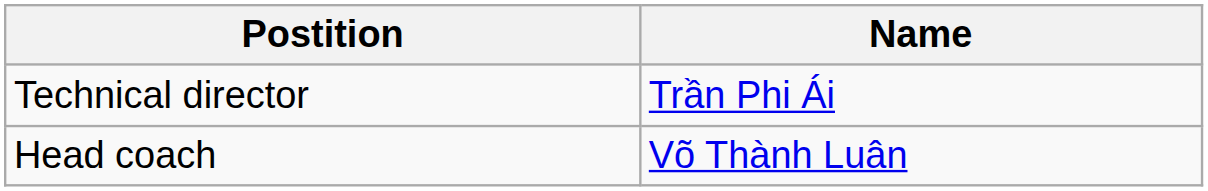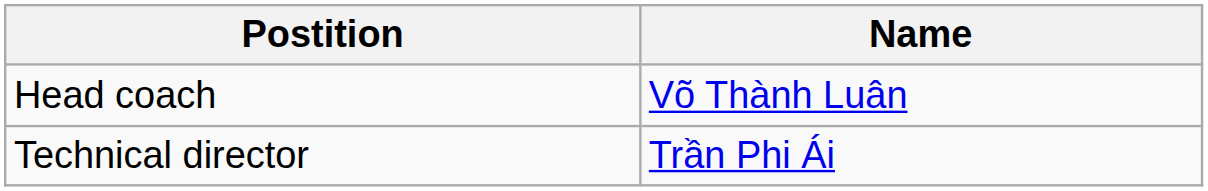rows swapped: (115, 154) <-> (161, 94)
